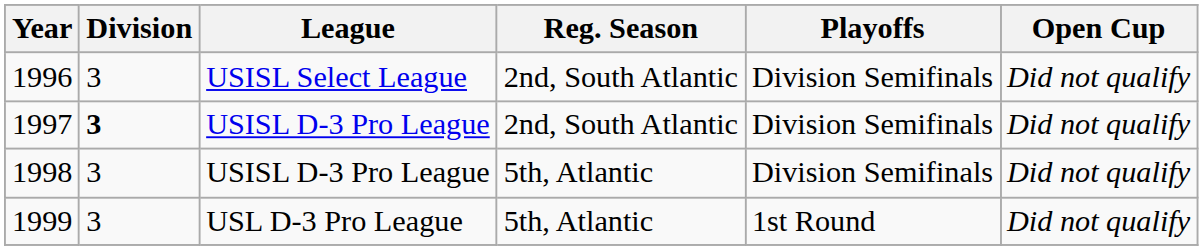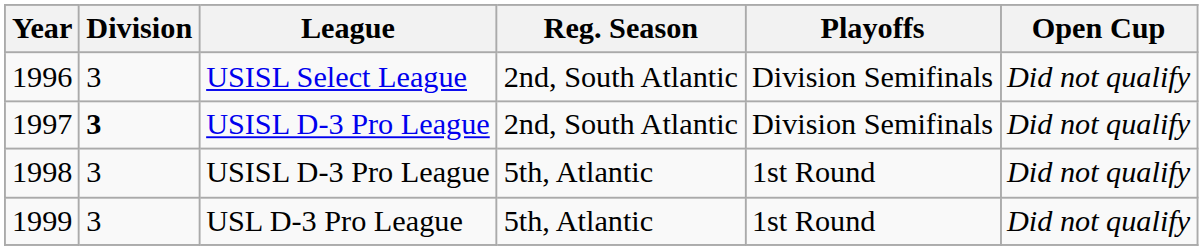(873, 172) Division Semifinals -> (814, 172) 1st Round
